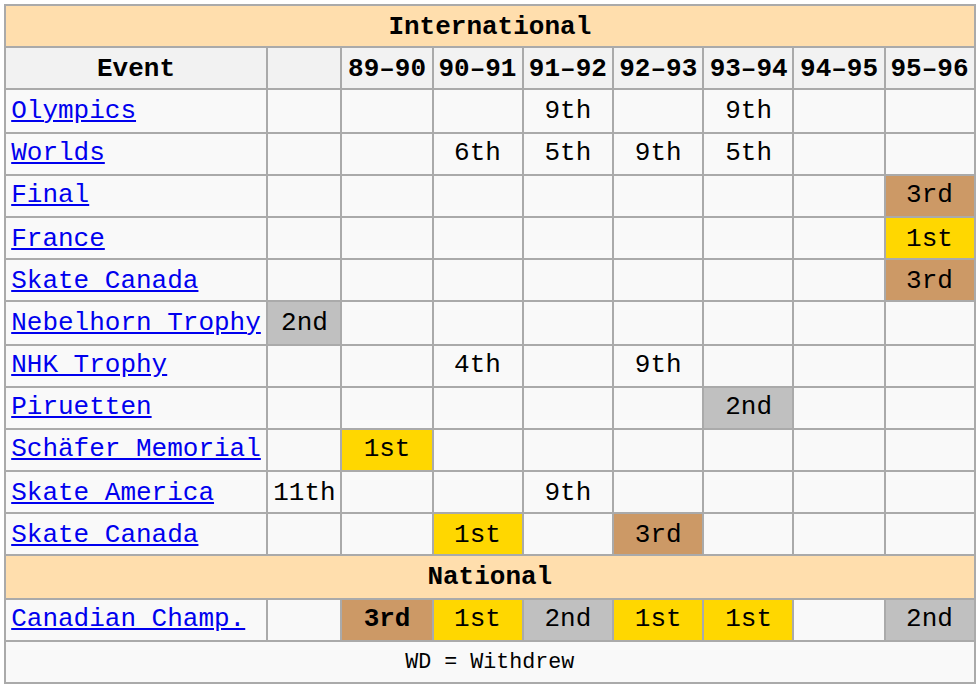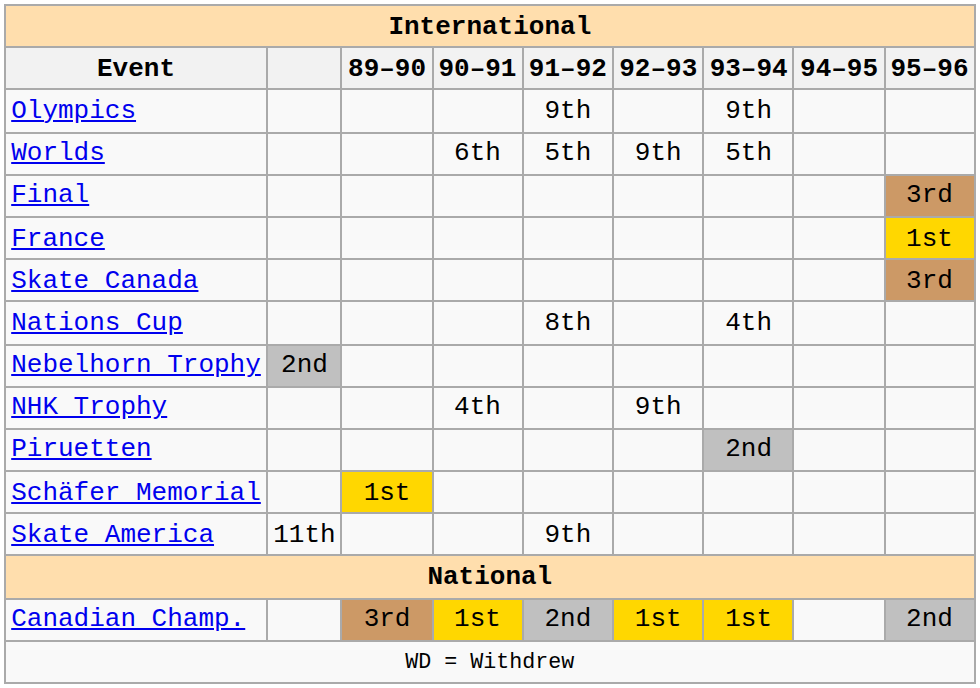+ row: (97, 323)
- row: (105, 535)
(387, 619) bold -> (387, 619) normal
